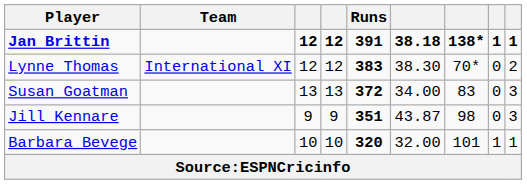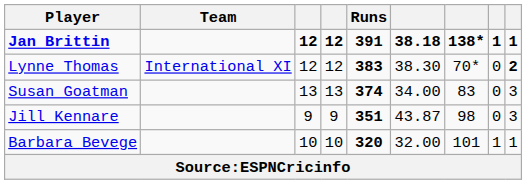(513, 67) normal -> (513, 67) bold
(369, 92) 372 -> (369, 92) 374
